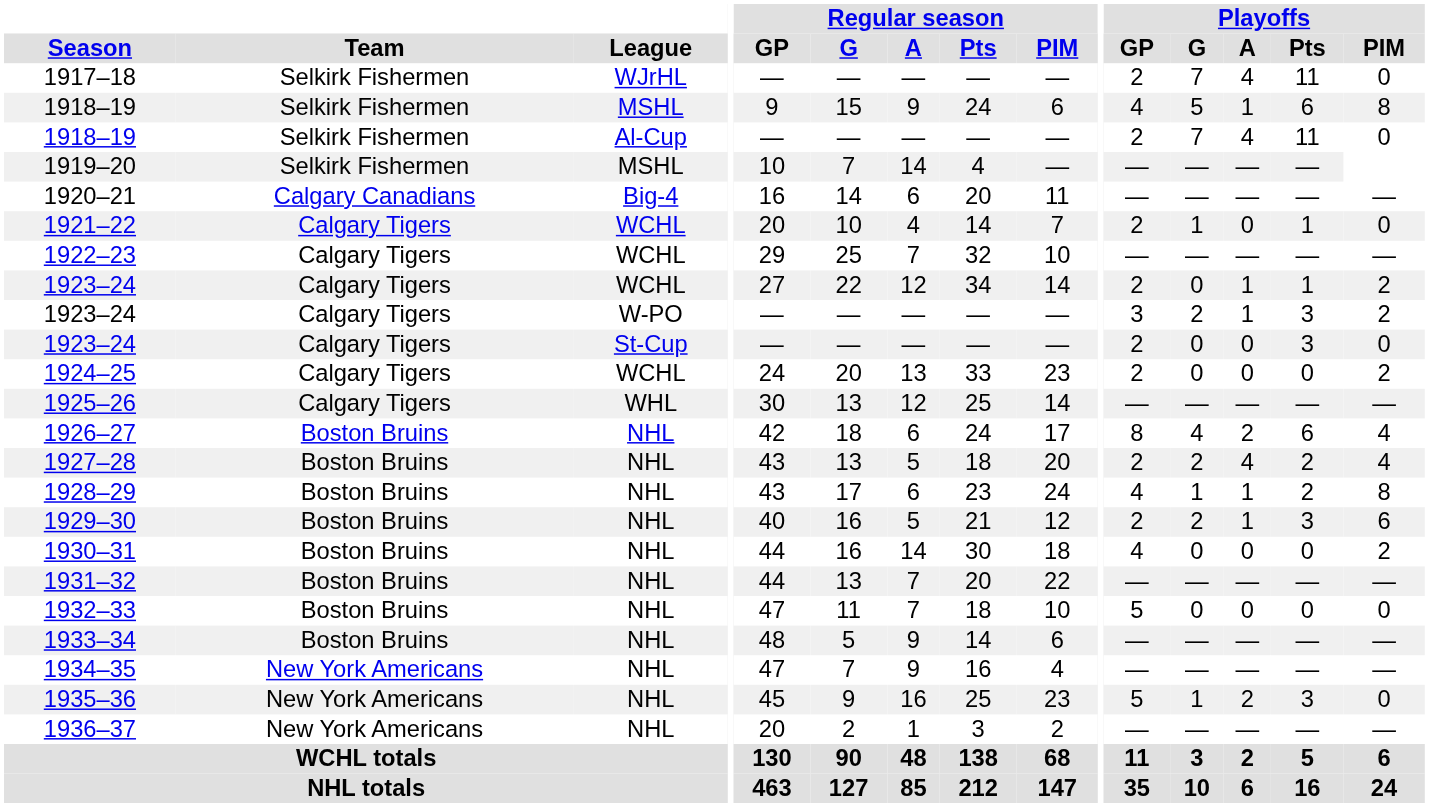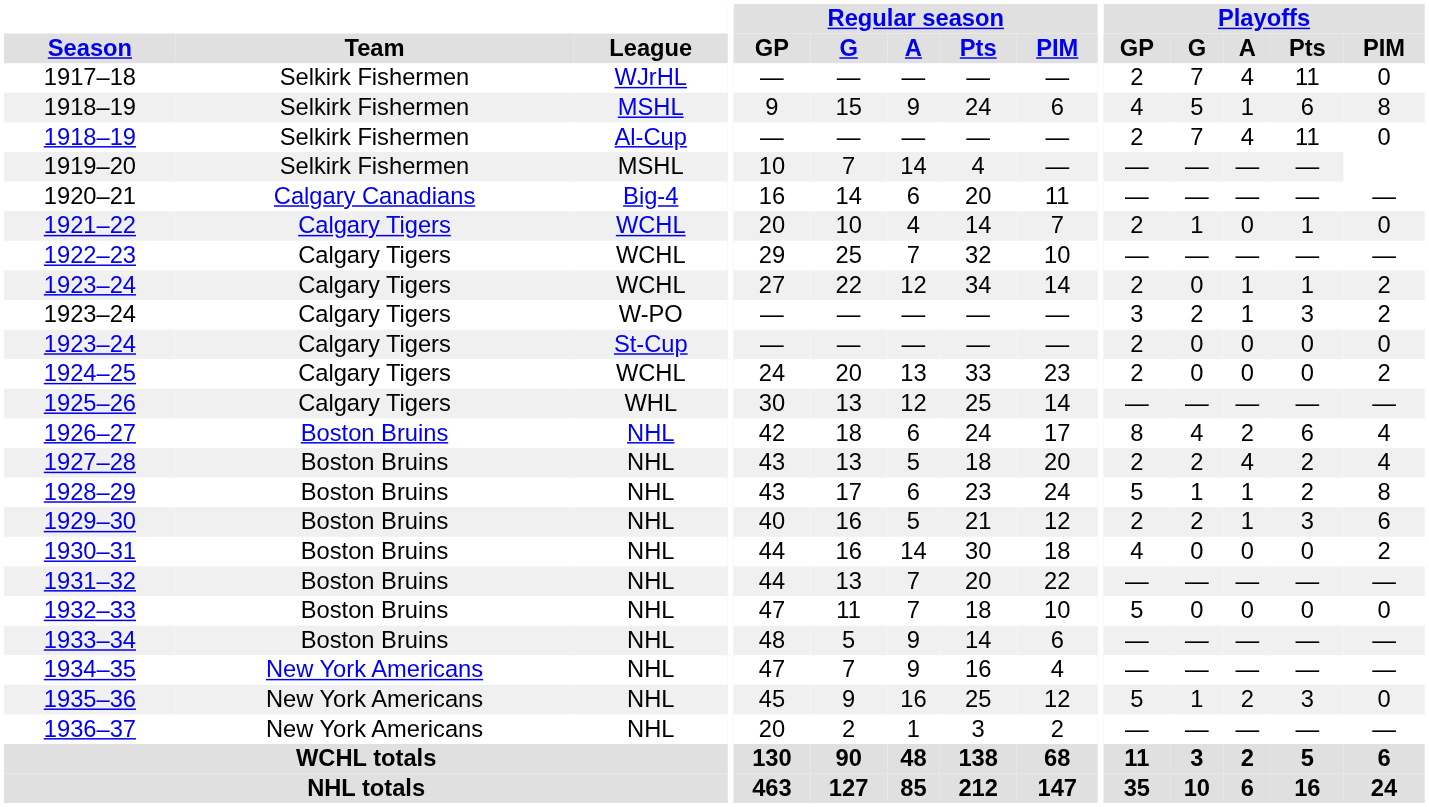(1307, 344) 3 -> (1307, 344) 0
(1137, 492) 4 -> (1137, 492) 5
(1057, 699) 23 -> (1057, 699) 12
